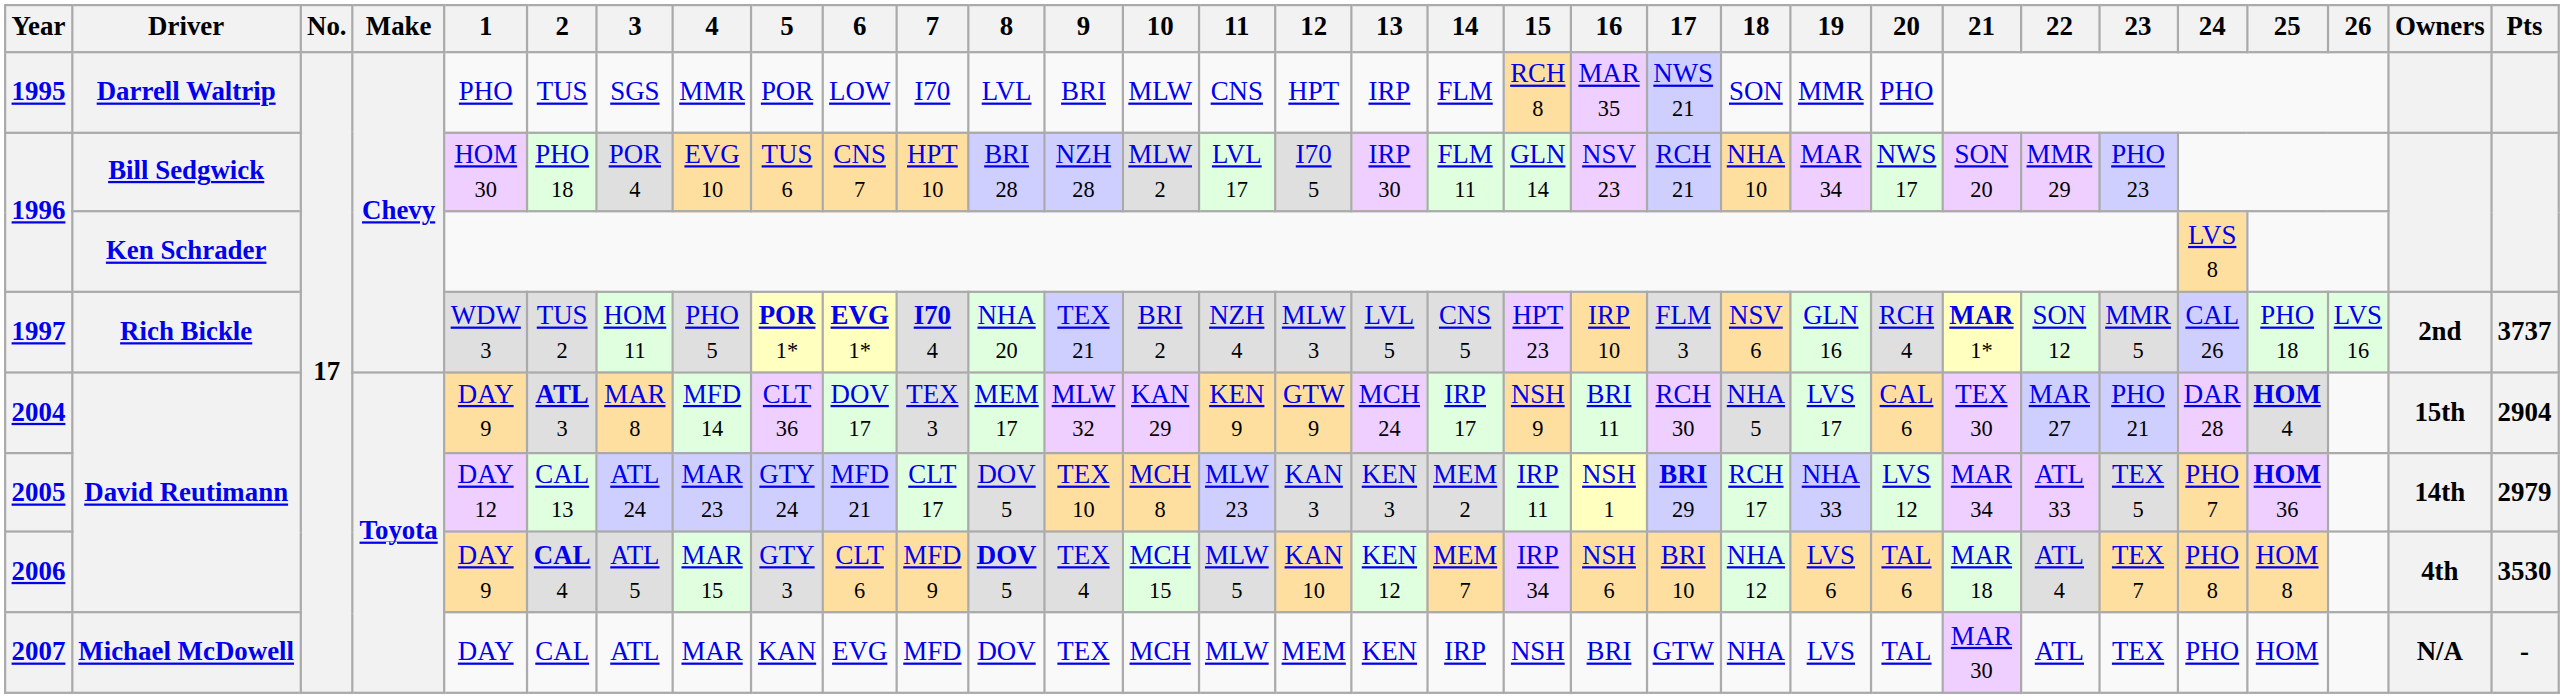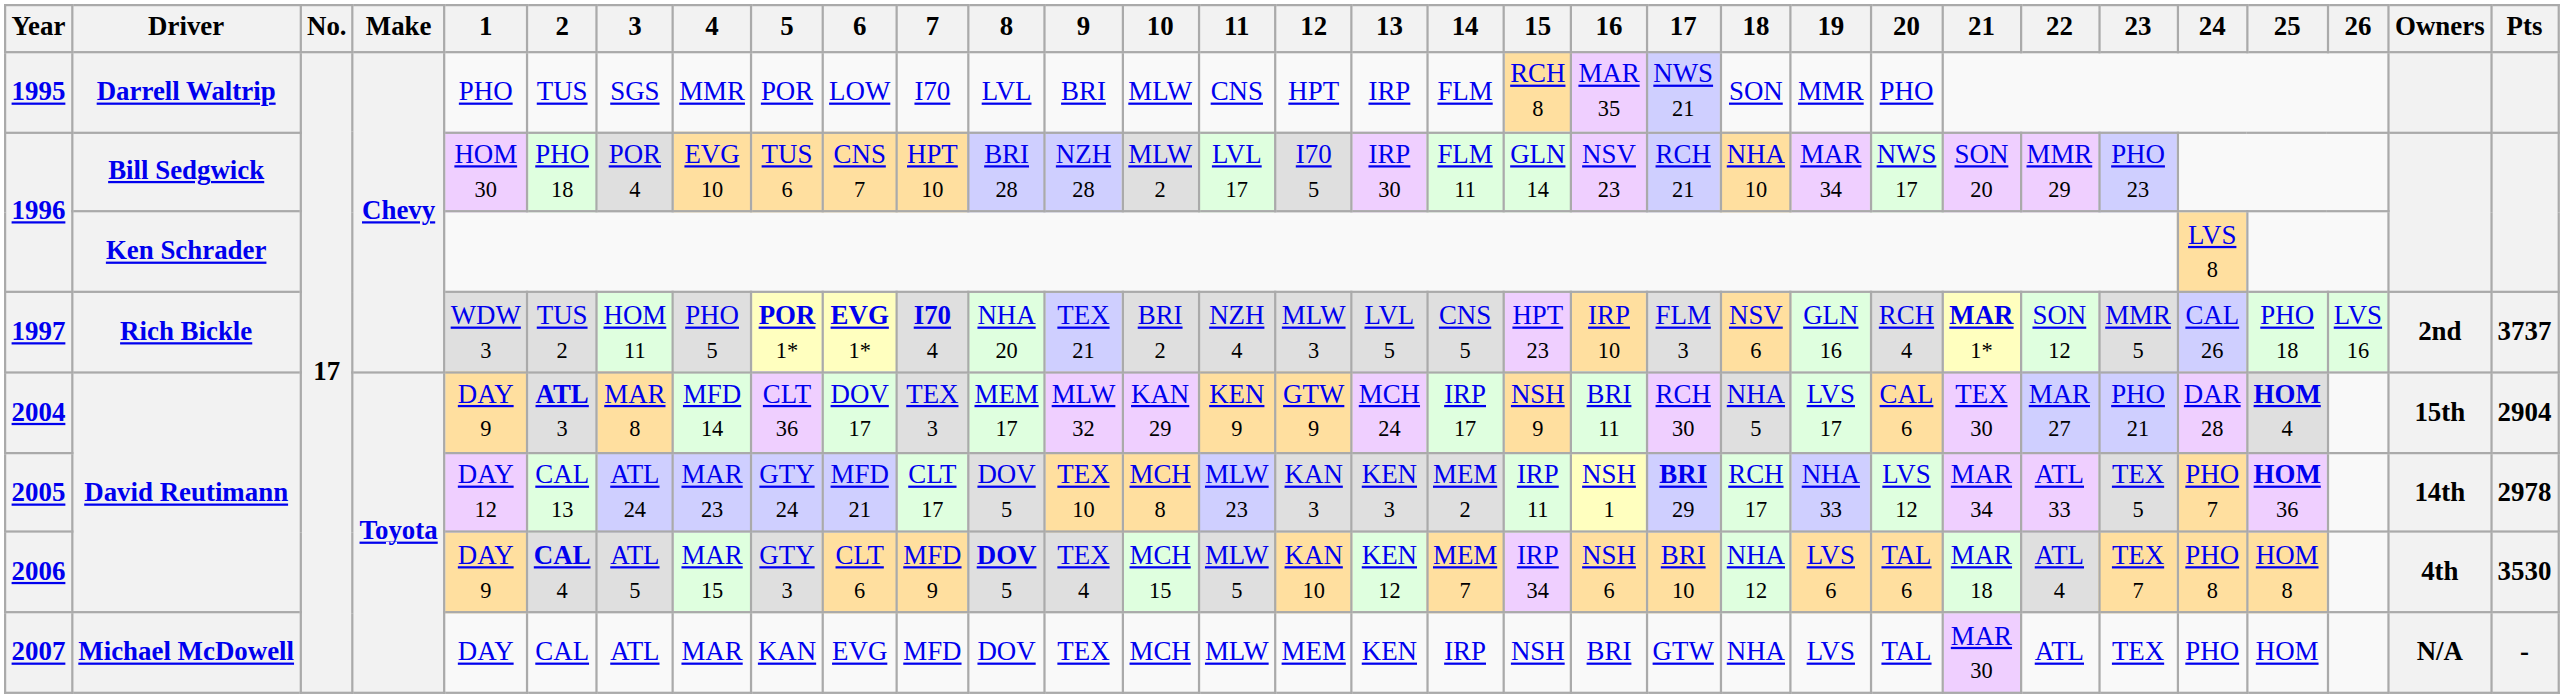(2524, 491) 2979 -> (2524, 491) 2978
